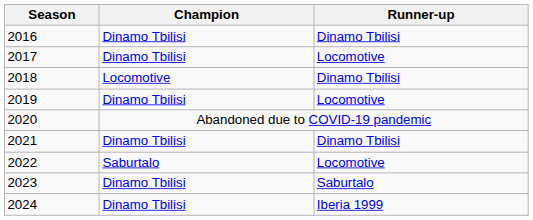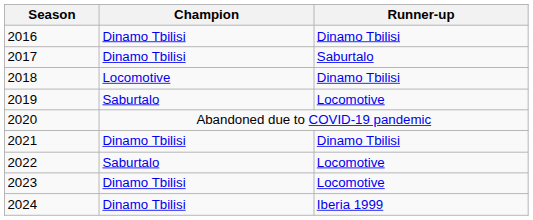(351, 57) Locomotive -> (345, 57) Saburtalo
(144, 99) Dinamo Tbilisi -> (131, 99) Saburtalo
(345, 183) Saburtalo -> (351, 183) Locomotive
